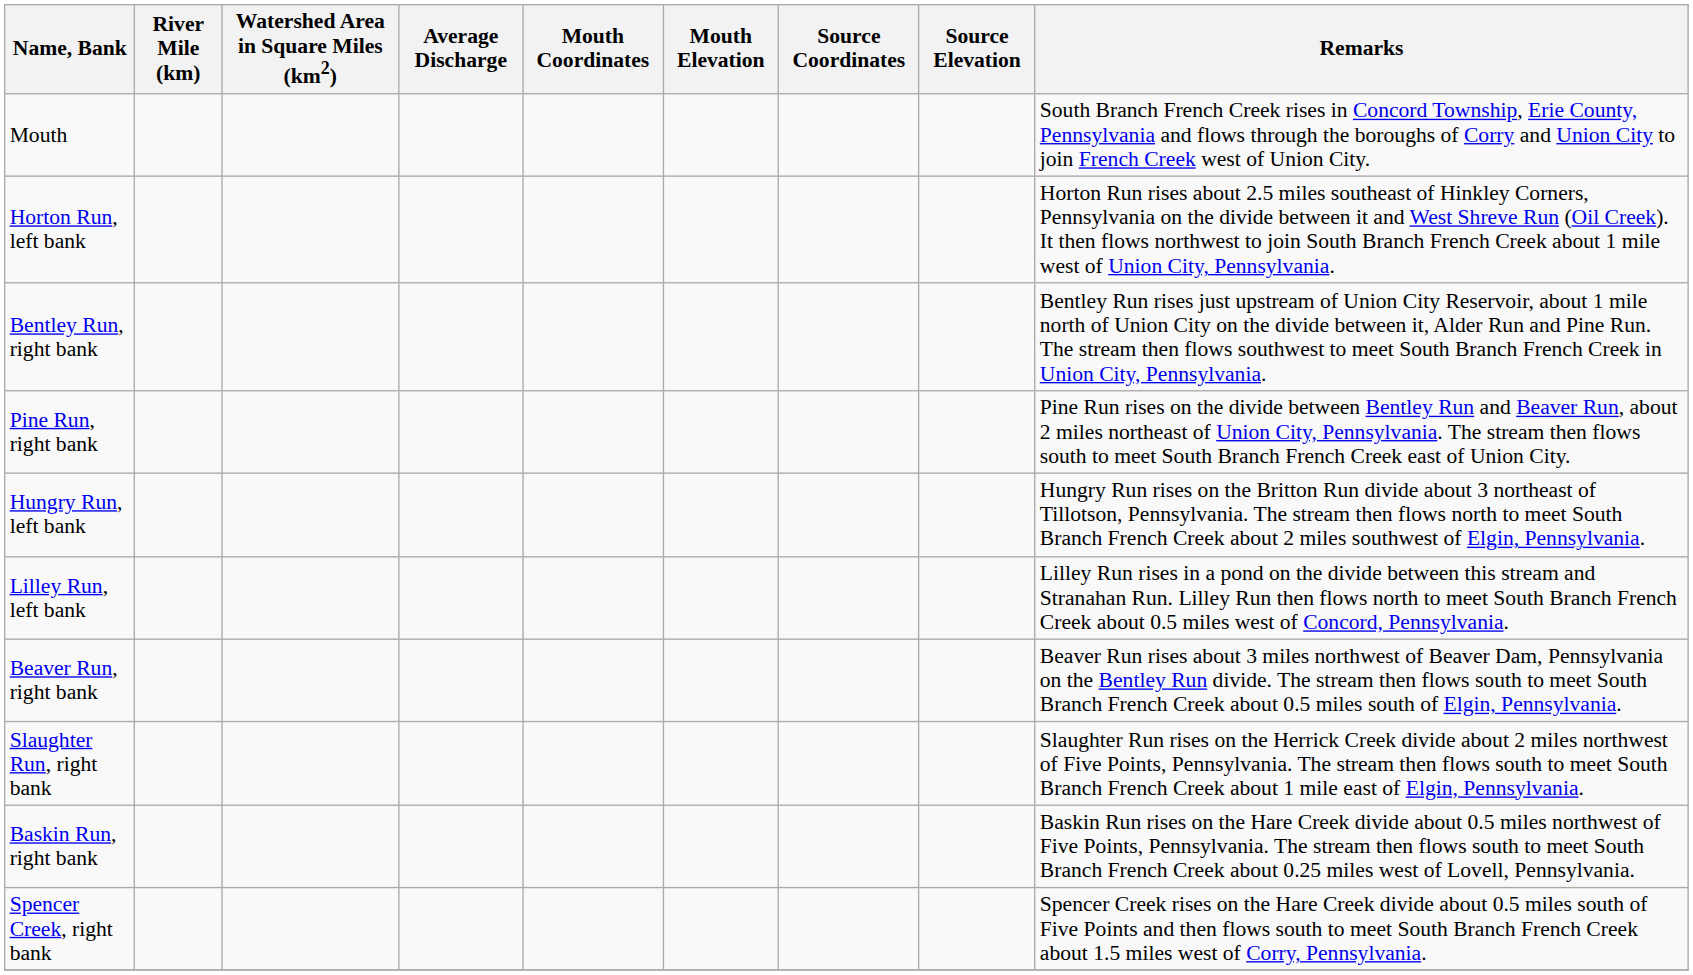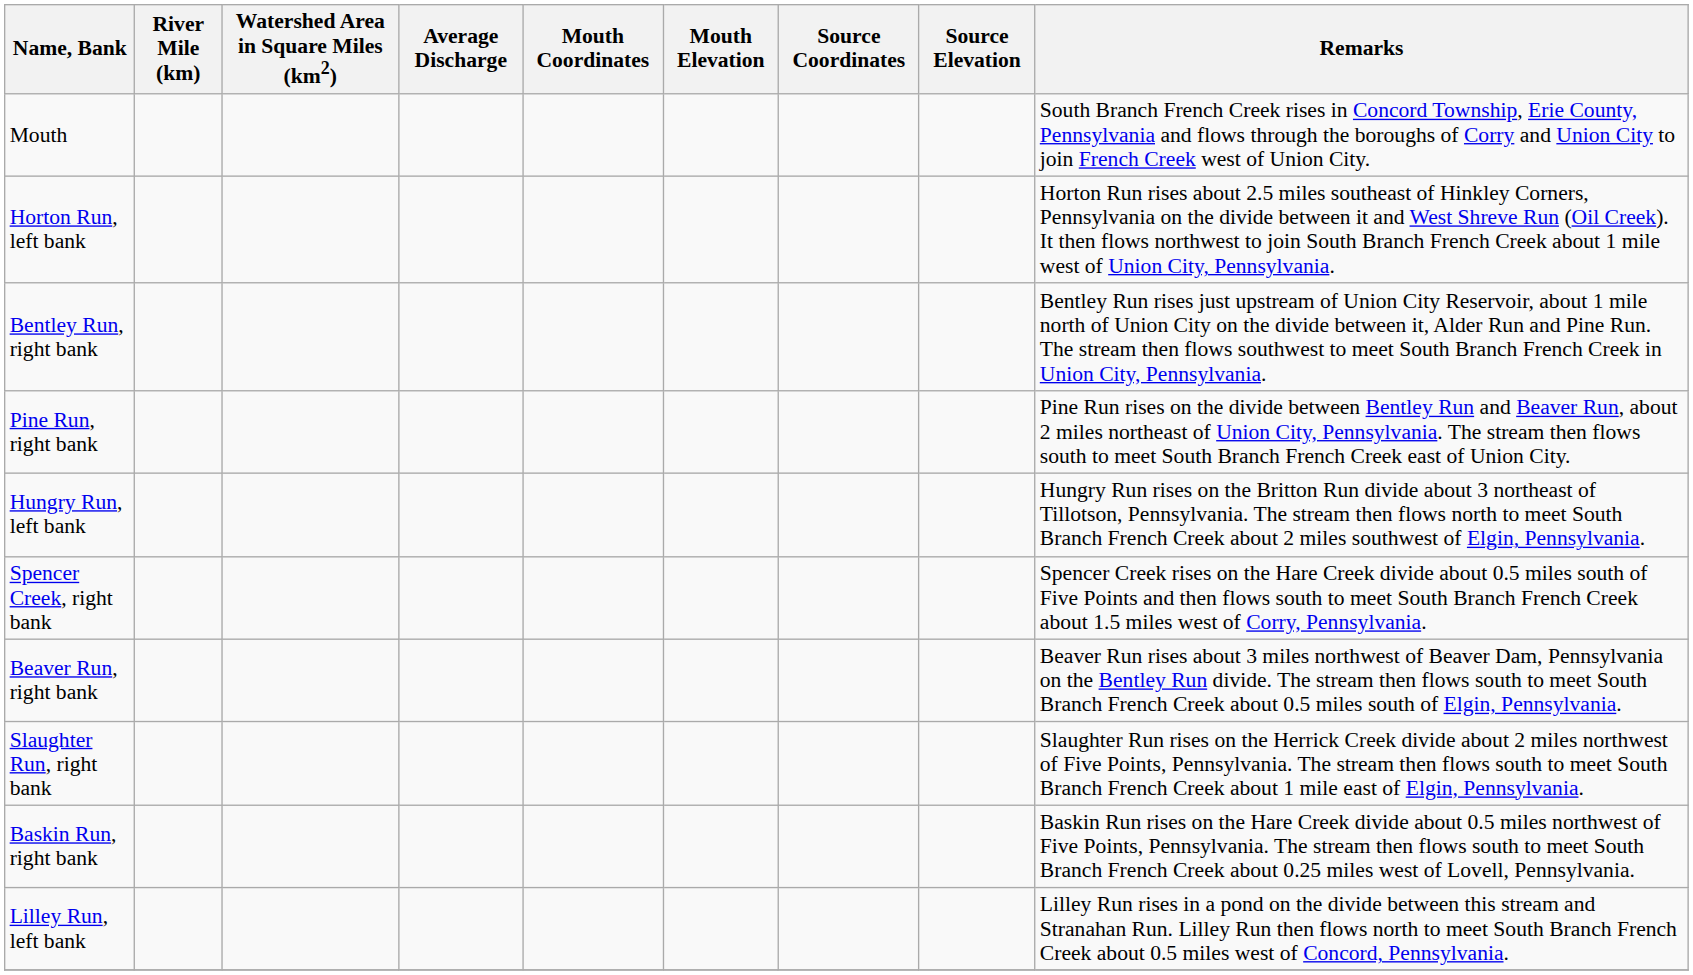rows swapped: (59, 597) <-> (61, 928)
